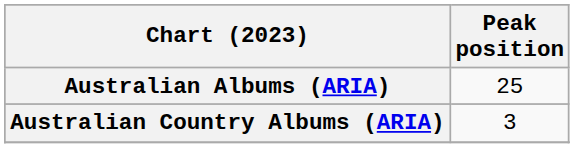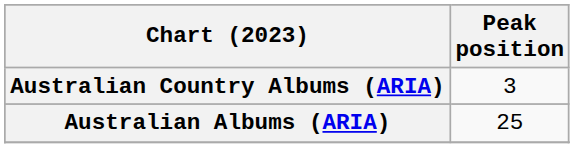rows swapped: (227, 86) <-> (227, 123)
